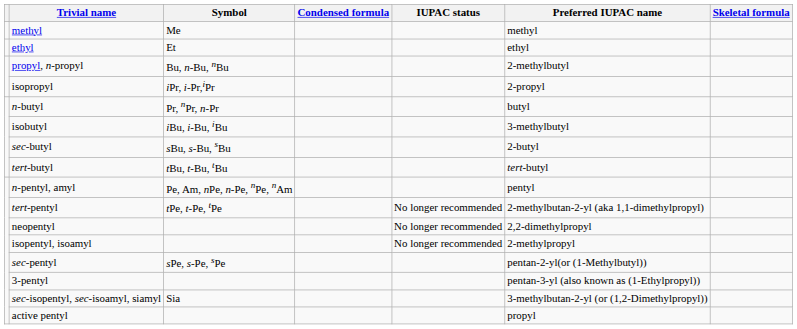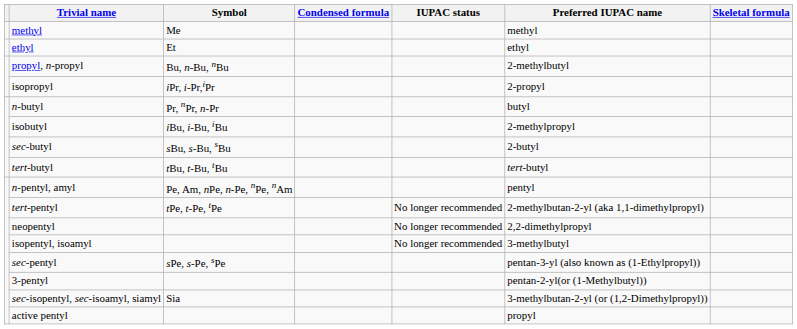(538, 126) 3-methylbutyl -> (541, 126) 2-methylpropyl
(541, 243) 2-methylpropyl -> (538, 243) 3-methylbutyl
(577, 262) pentan-2-yl(or (1-Methylbutyl)) -> (604, 262) pentan-3-yl (also known as (1-Ethylpropyl))
(604, 281) pentan-3-yl (also known as (1-Ethylpropyl)) -> (577, 281) pentan-2-yl(or (1-Methylbutyl))
